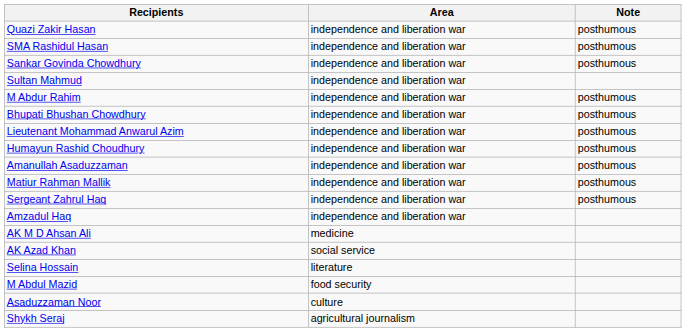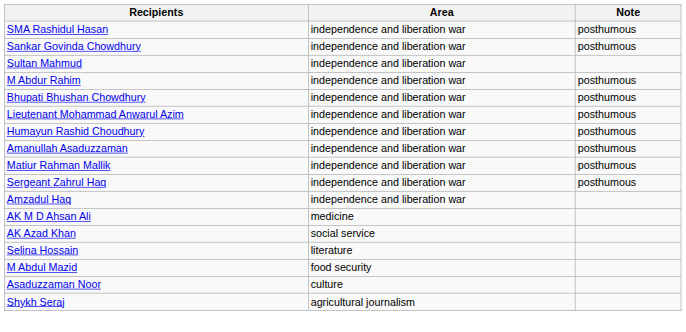- row: (51, 30)
